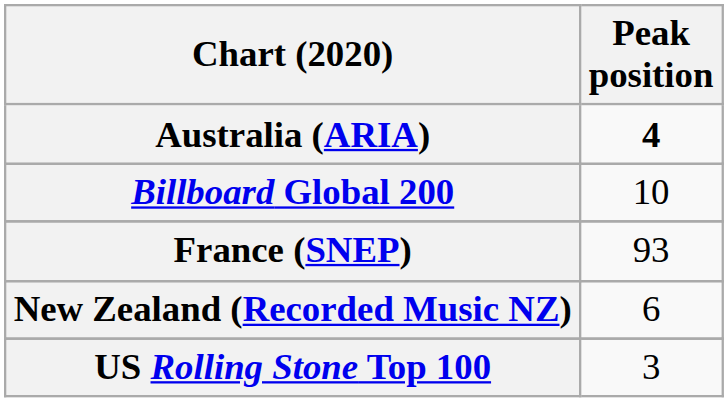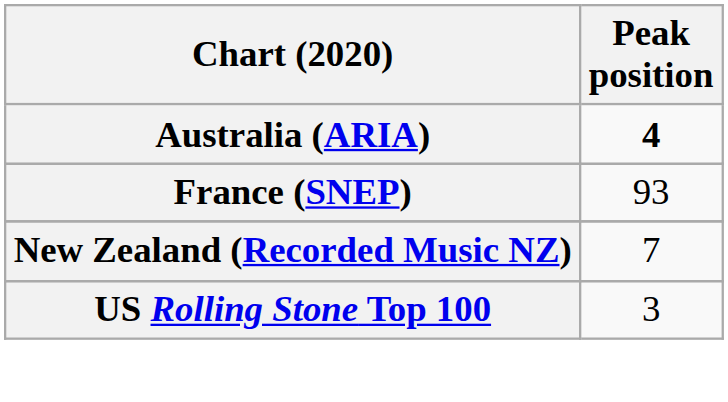- row: (293, 191)
(651, 308) 6 -> (651, 250) 7
